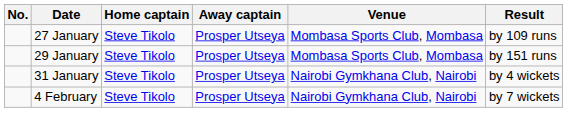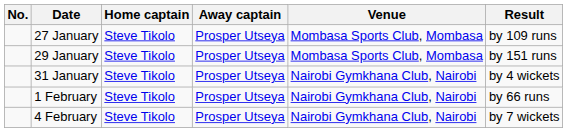+ row: (66, 96)
